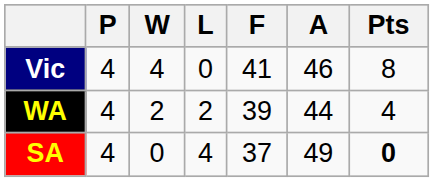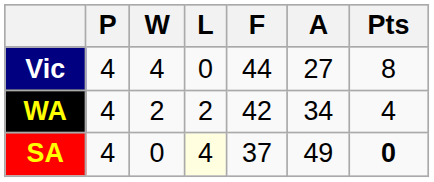(257, 68) 41 -> (257, 68) 44
(318, 68) 46 -> (318, 68) 27
(257, 111) 39 -> (257, 111) 42
(318, 111) 44 -> (318, 111) 34
(205, 153) no background -> (205, 153) lightyellow background
